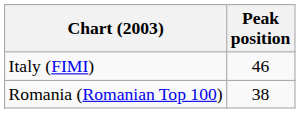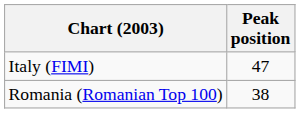(261, 66) 46 -> (261, 66) 47
